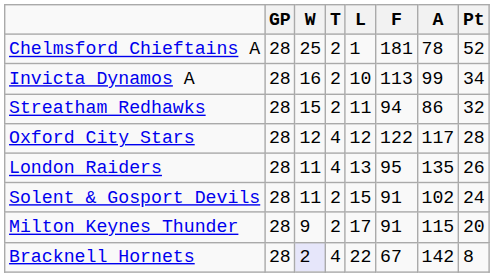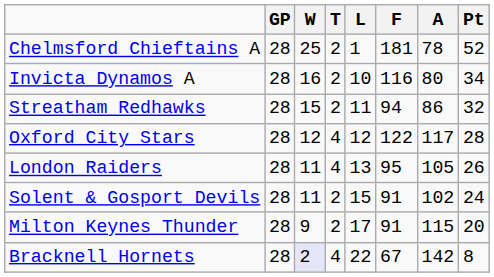(396, 79) 113 -> (396, 79) 116
(432, 79) 99 -> (432, 79) 80
(438, 168) 135 -> (438, 168) 105
